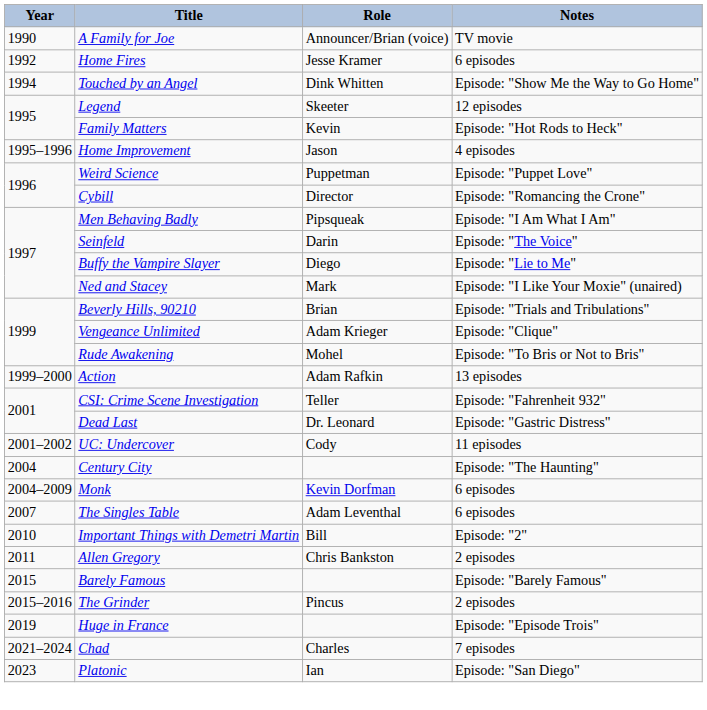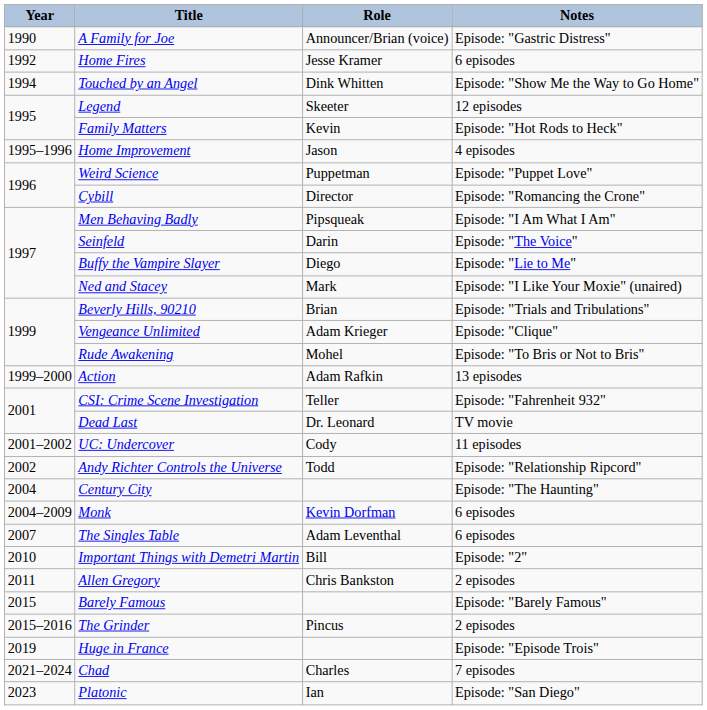(484, 38) TV movie -> (533, 38) Episode: "Gastric Distress"
(533, 422) Episode: "Gastric Distress" -> (484, 422) TV movie
+ row: (180, 467)
